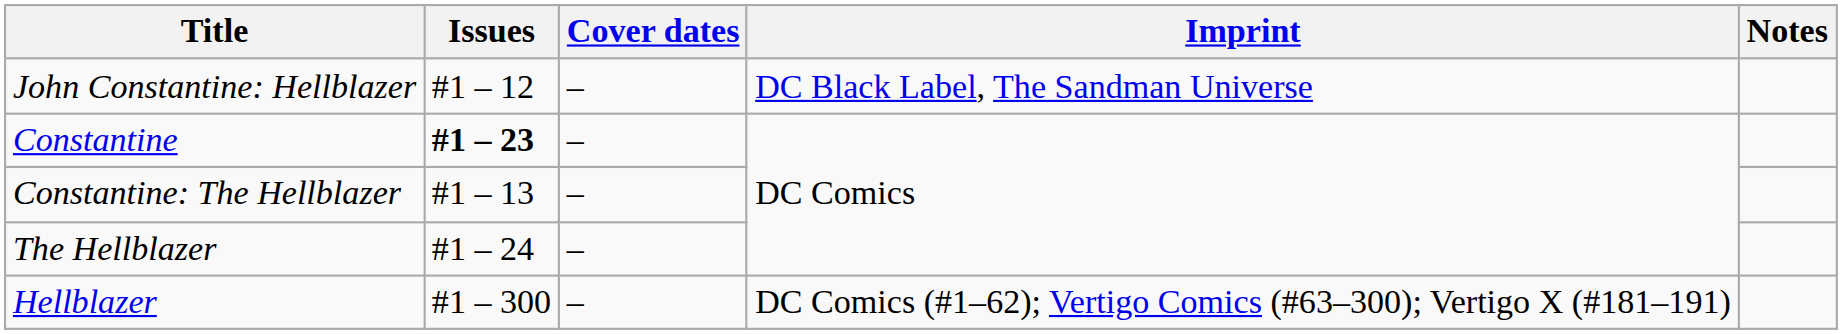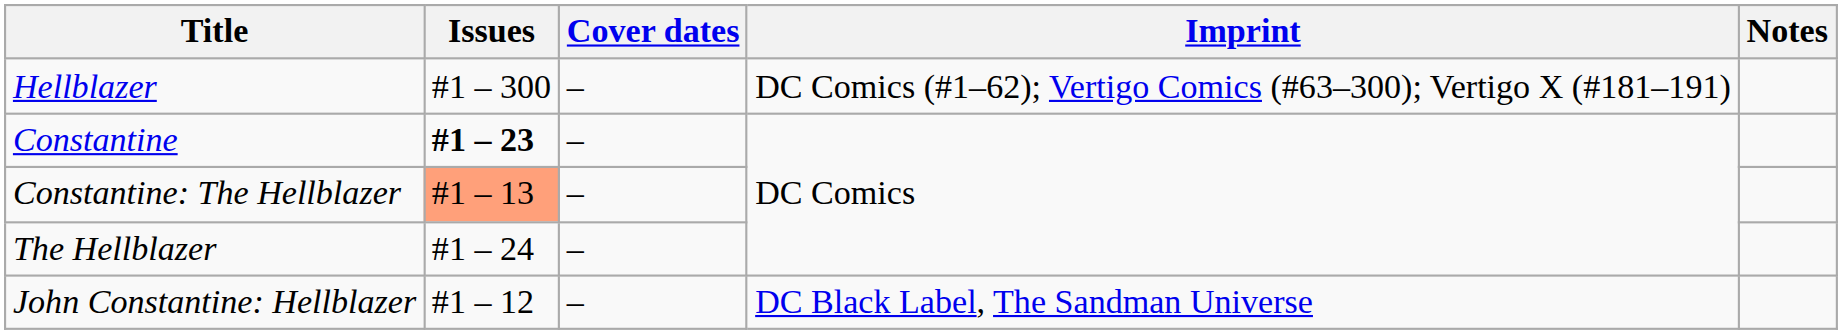rows swapped: (85, 301) <-> (215, 85)
(483, 193) no background -> (483, 193) lightsalmon background
